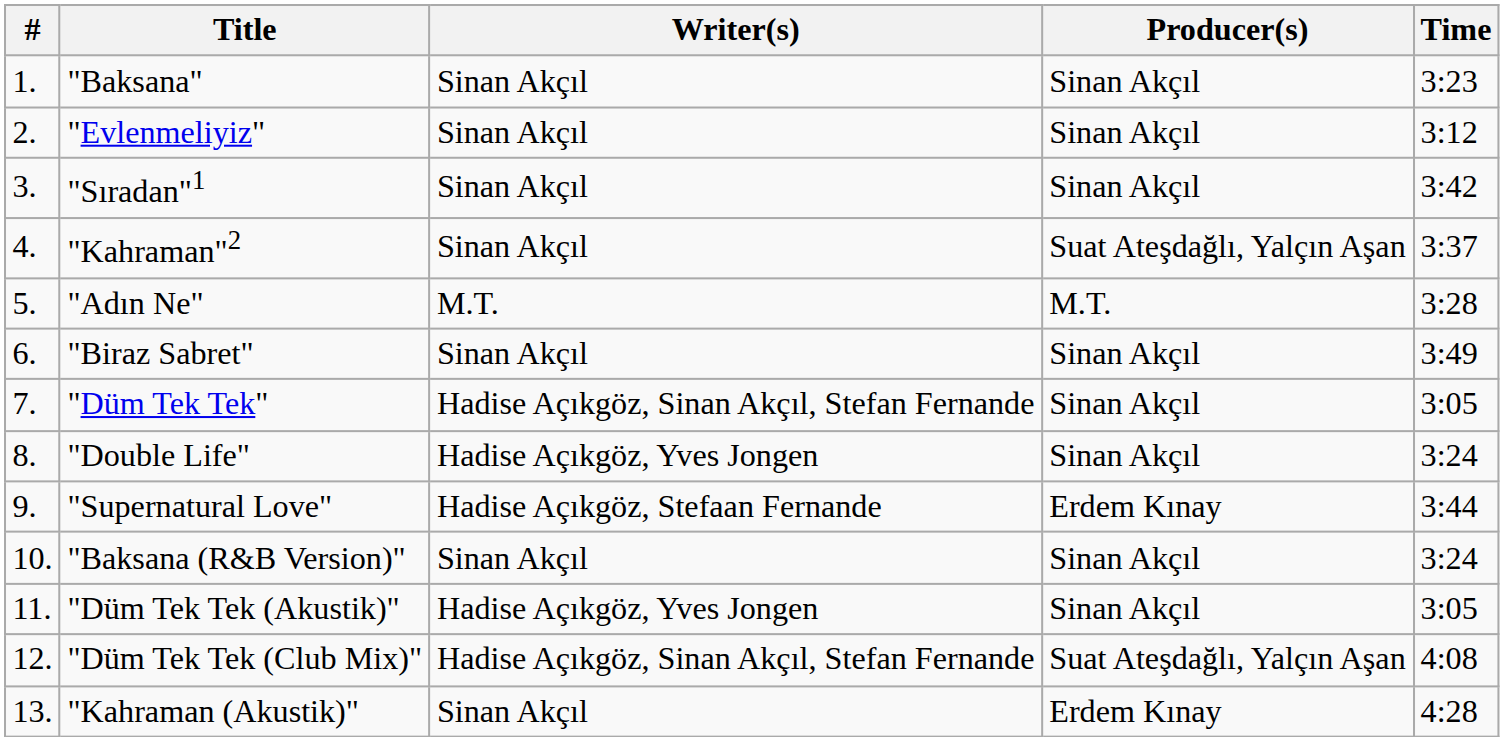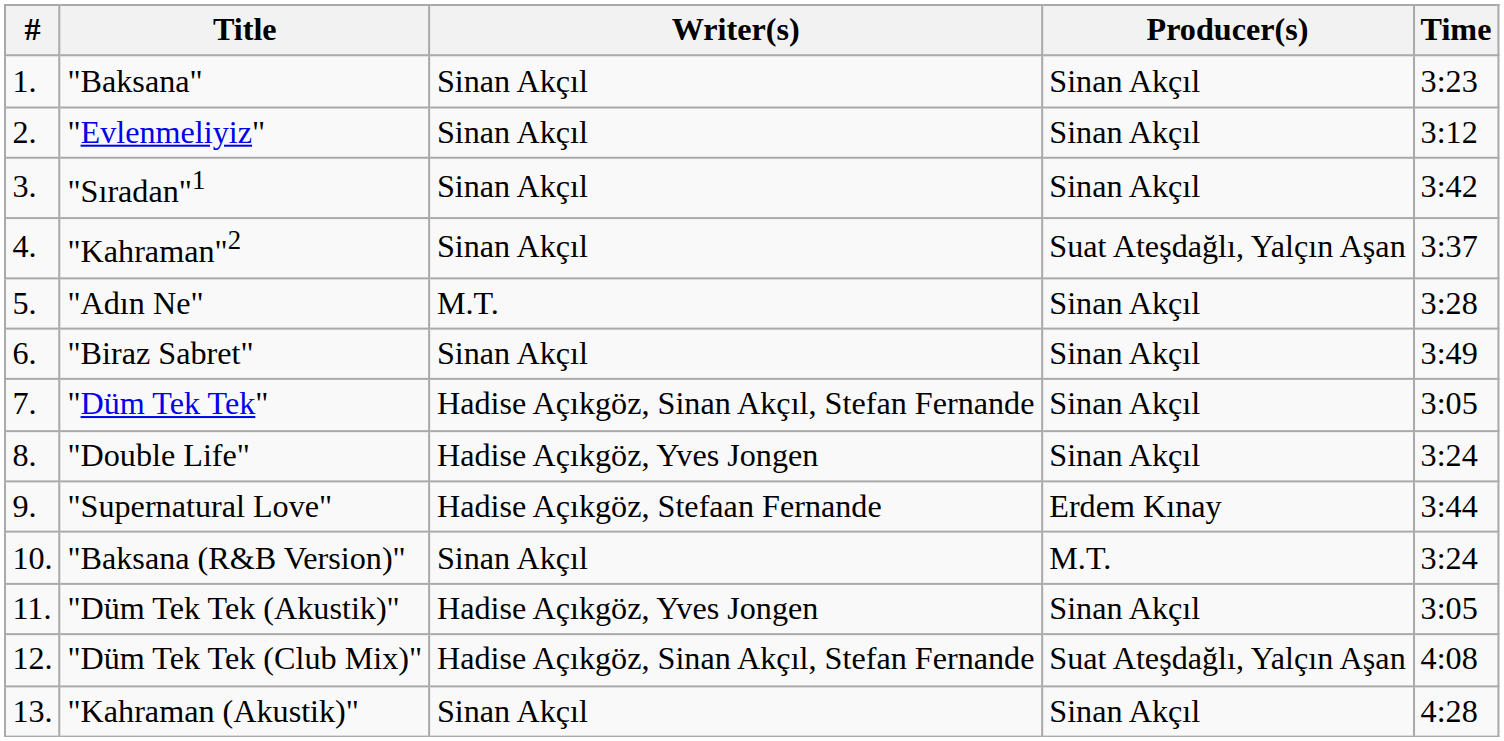(1080, 302) M.T. -> (1125, 302) Sinan Akçıl
(1125, 557) Sinan Akçıl -> (1080, 557) M.T.
(1135, 710) Erdem Kınay -> (1125, 710) Sinan Akçıl
